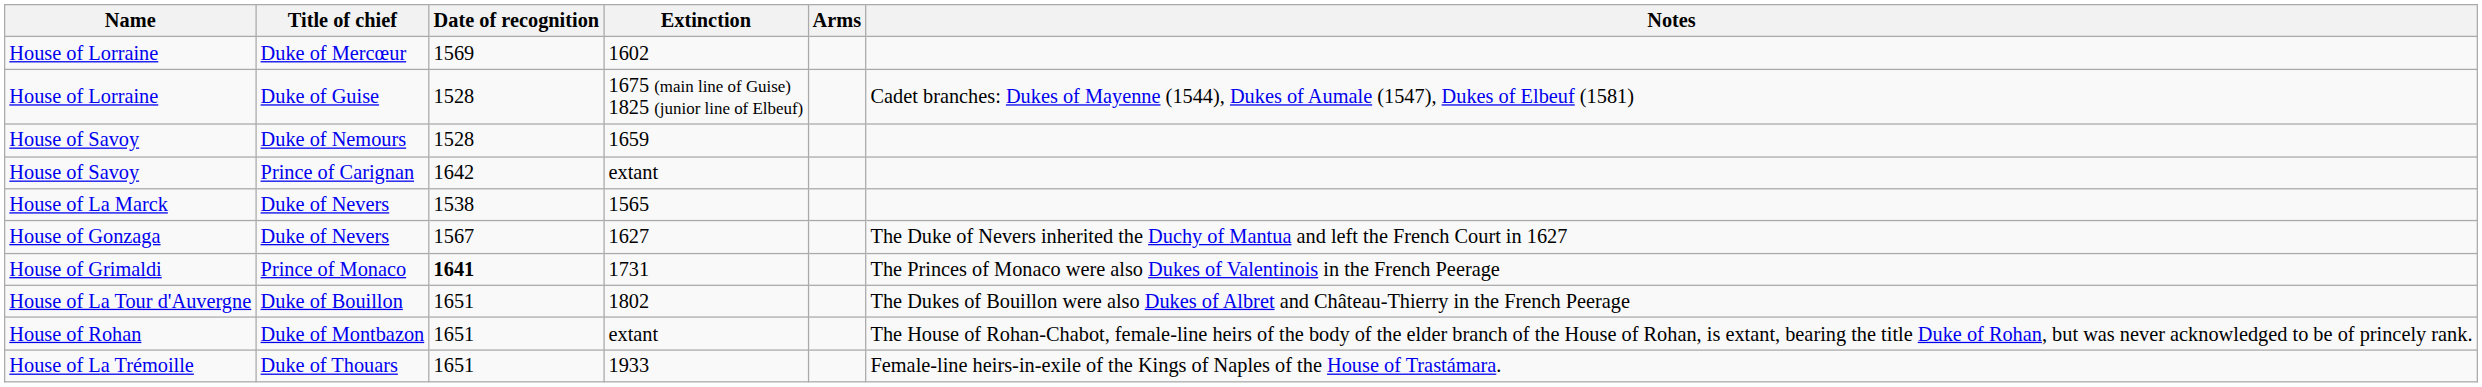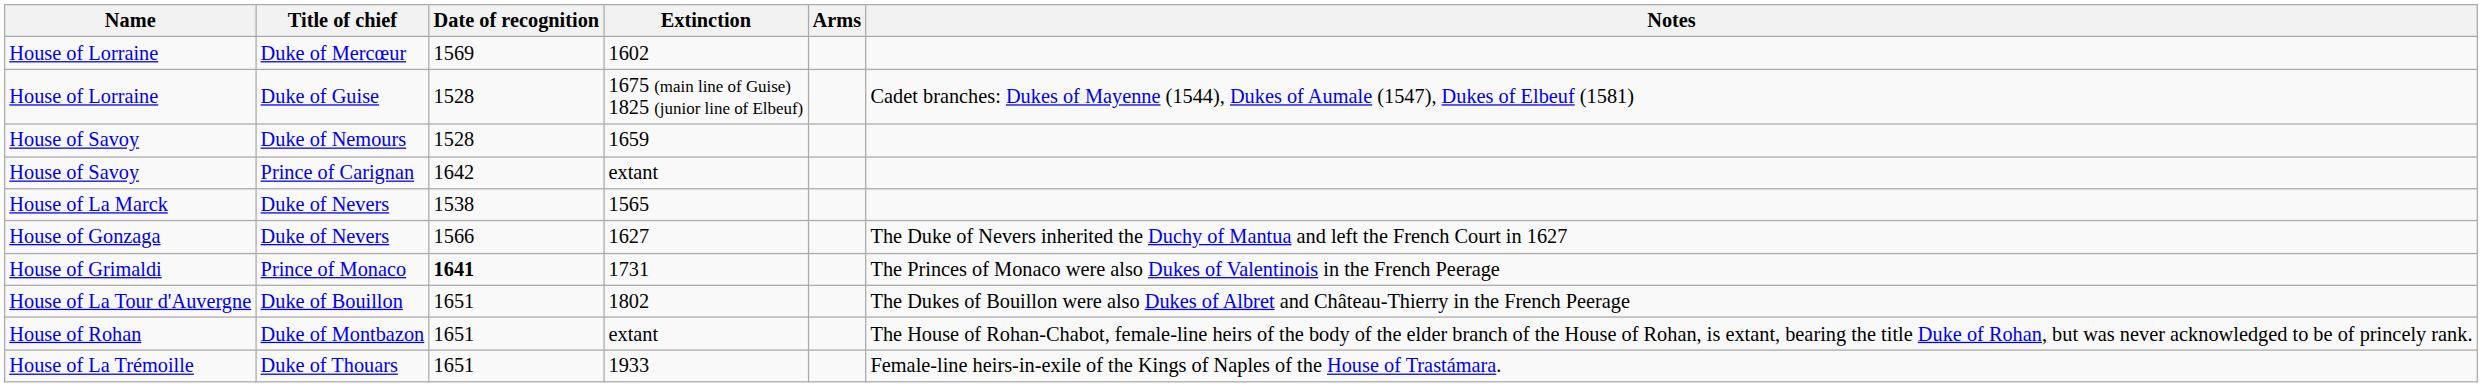(454, 236) 1567 -> (454, 236) 1566
